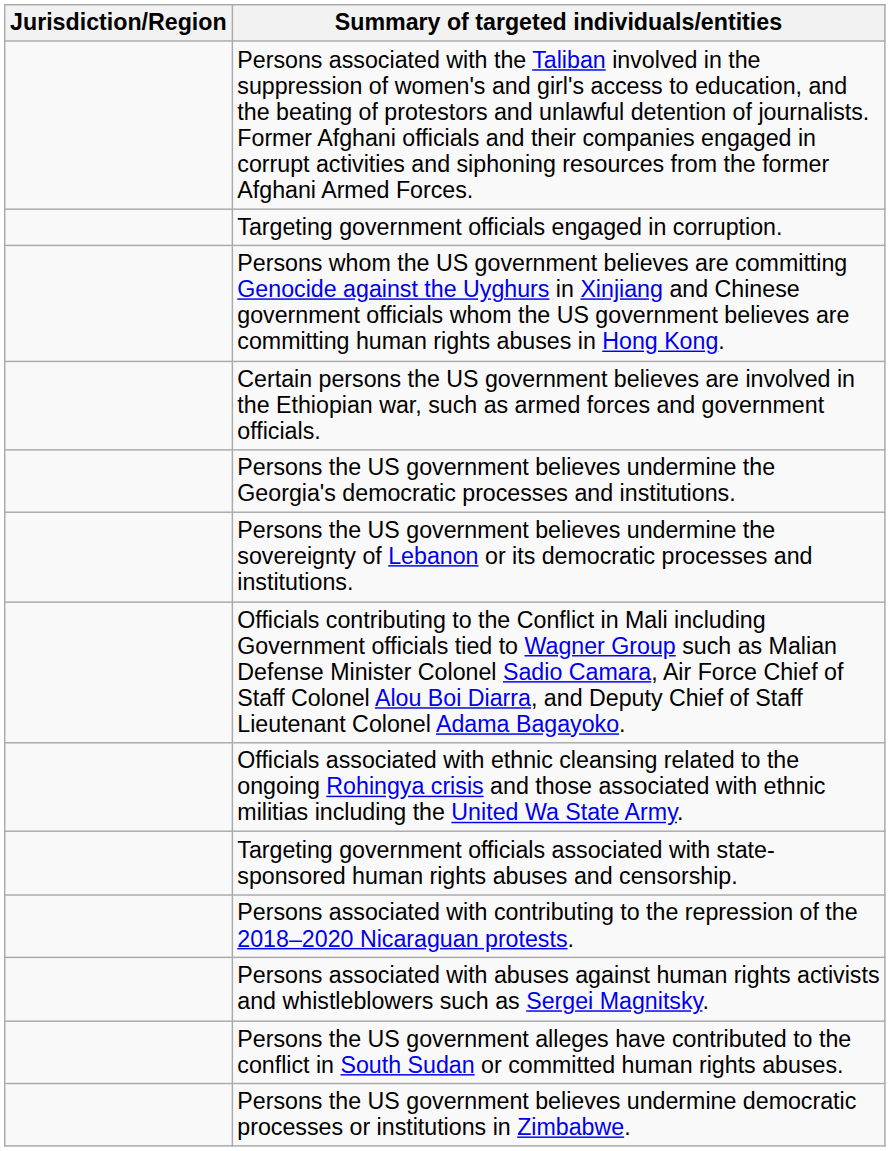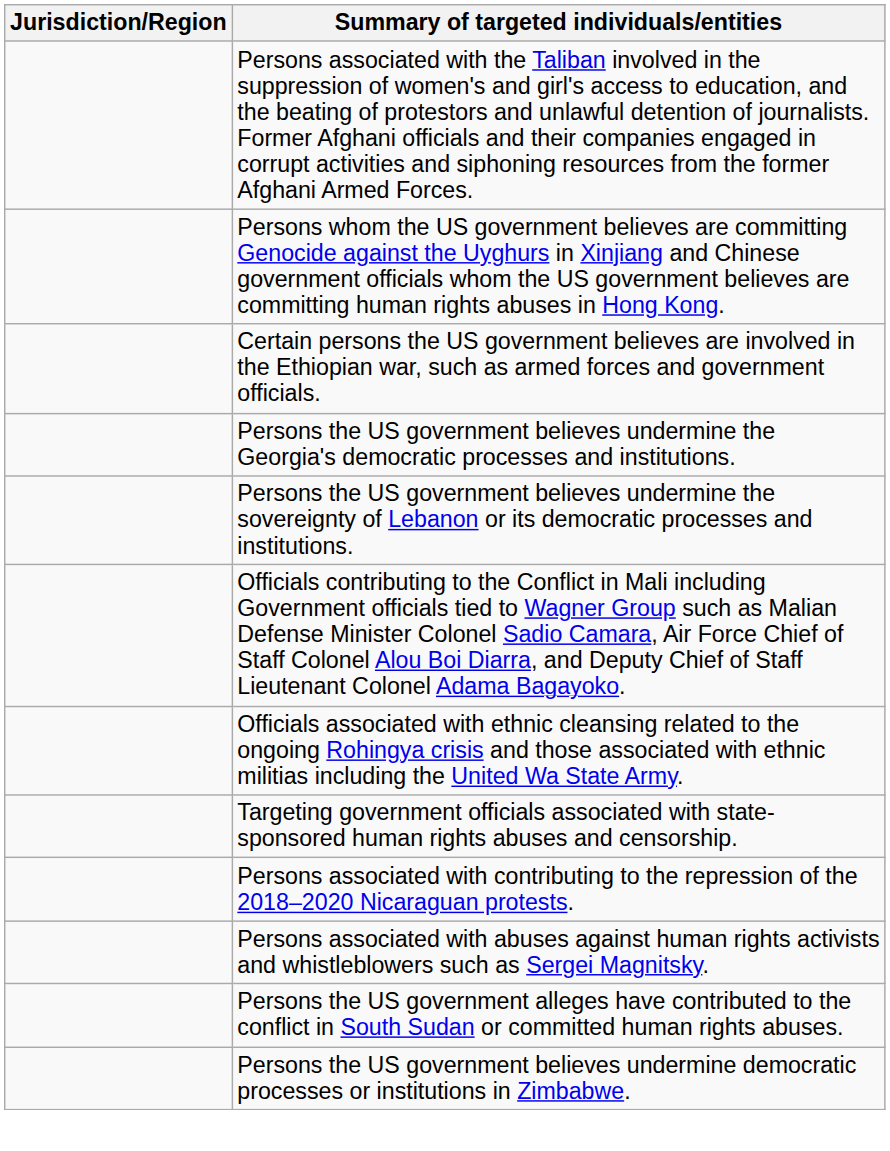- row: (510, 226)
